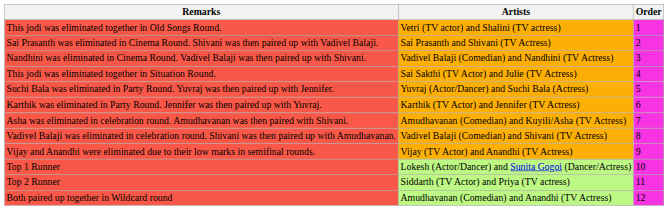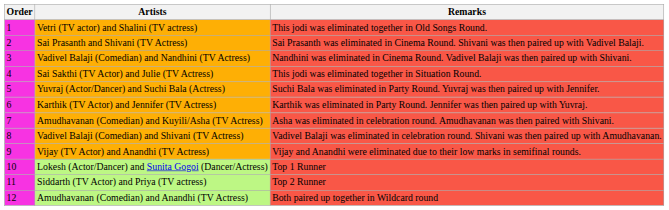columns swapped: (649, 12) <-> (201, 12)
